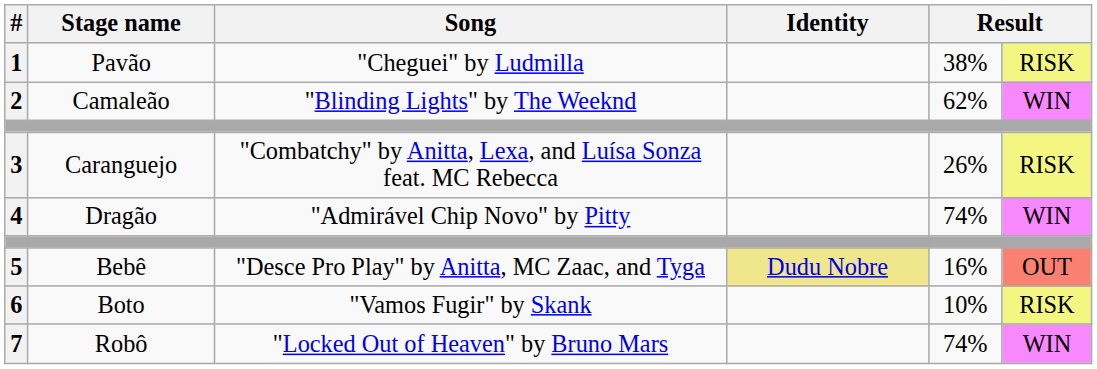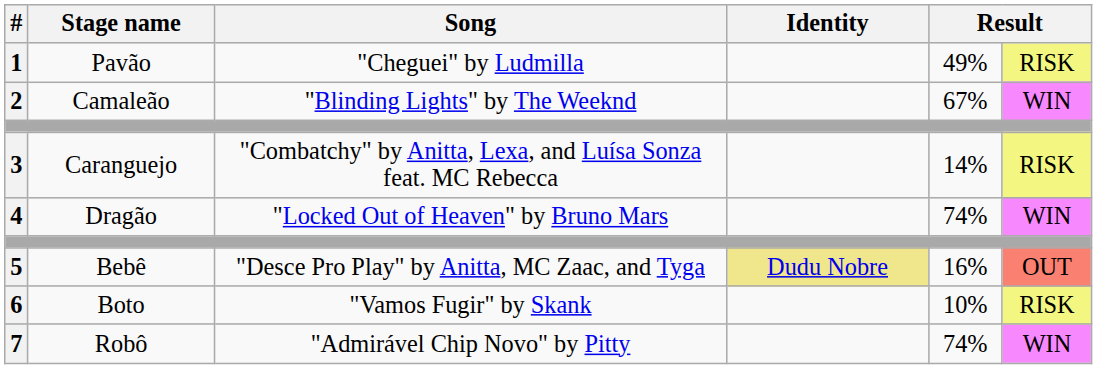(965, 62) 38% -> (965, 62) 49%
(965, 100) 62% -> (965, 100) 67%
(965, 164) 26% -> (965, 164) 14%
(471, 216) "Admirável Chip Novo" by Pitty -> (471, 216) "Locked Out of Heaven" by Bruno Mars
(471, 343) "Locked Out of Heaven" by Bruno Mars -> (471, 343) "Admirável Chip Novo" by Pitty
